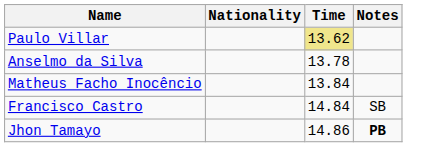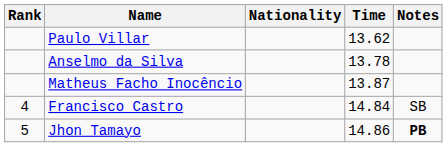+ column: (25, 16)
(329, 39) khaki background -> (369, 39) no background
(329, 85) 13.84 -> (369, 85) 13.87
